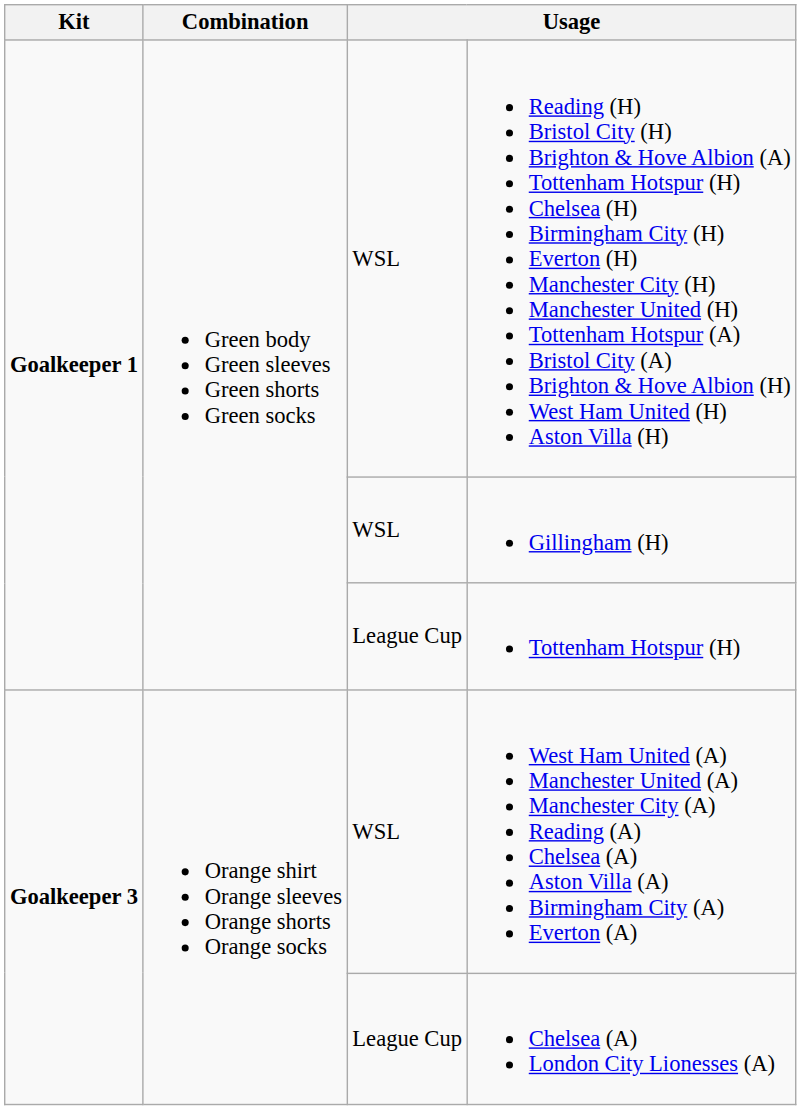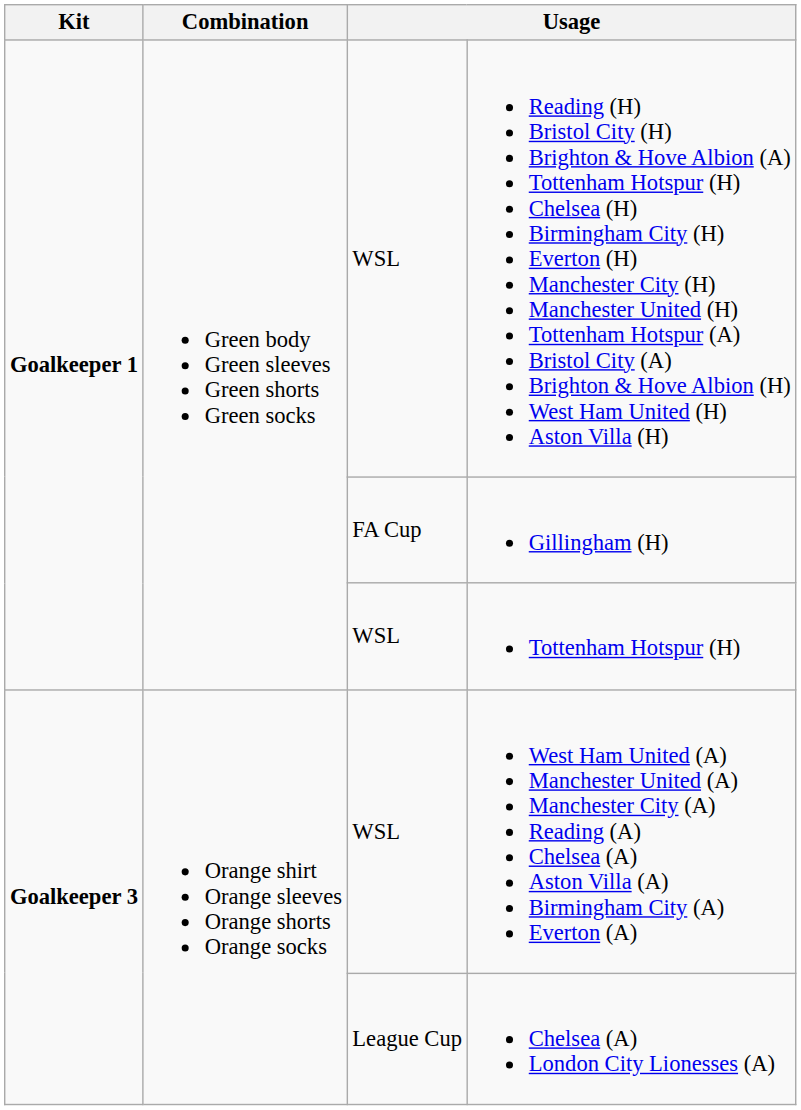(376, 529) WSL -> (387, 529) FA Cup
(407, 635) League Cup -> (376, 635) WSL
